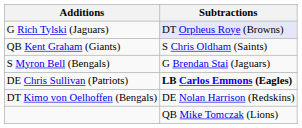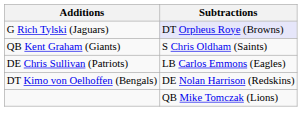- row: (58, 64)
(227, 81) bold -> (224, 64) normal
